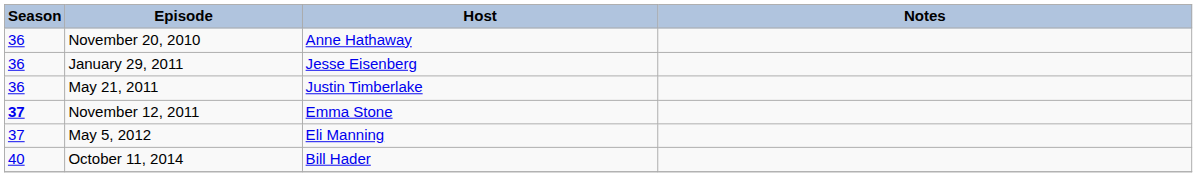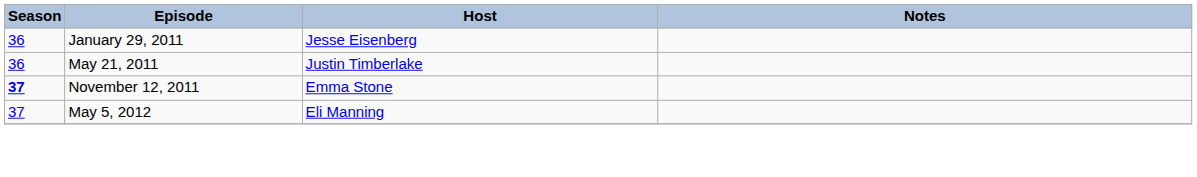- row: (134, 40)
- row: (126, 159)
